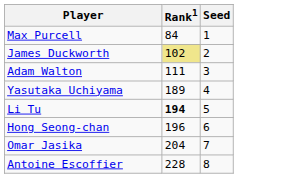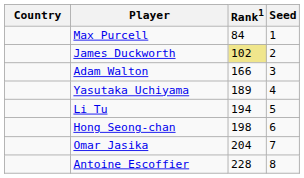+ column: (38, 15)
(175, 72) 111 -> (241, 72) 166
(175, 109) bold -> (241, 109) normal
(175, 127) 196 -> (241, 127) 198
